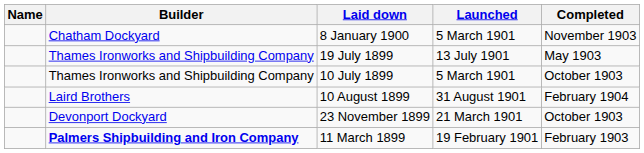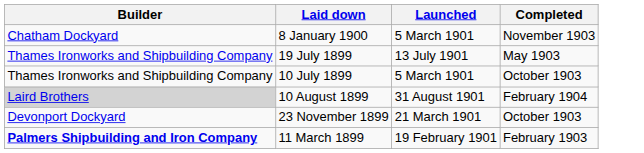- column: (25, 14)
(89, 96) no background -> (48, 96) lightgrey background
